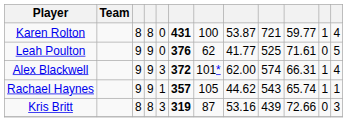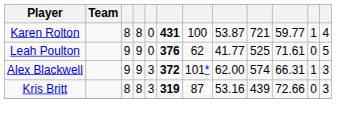(337, 70) 4 -> (326, 70) 3
- row: (51, 88)
